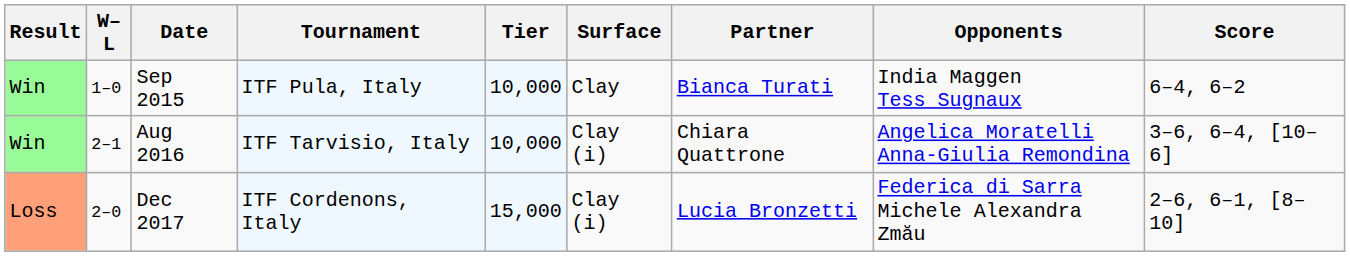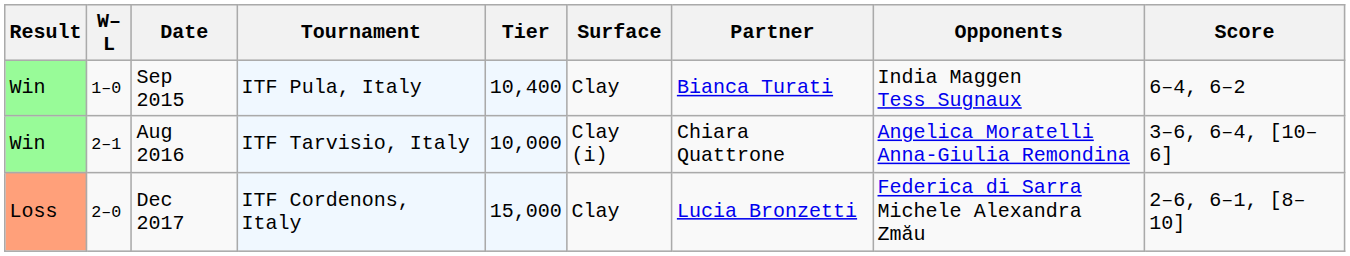(526, 88) 10,000 -> (526, 88) 10,400
(595, 211) Clay (i) -> (595, 211) Clay
